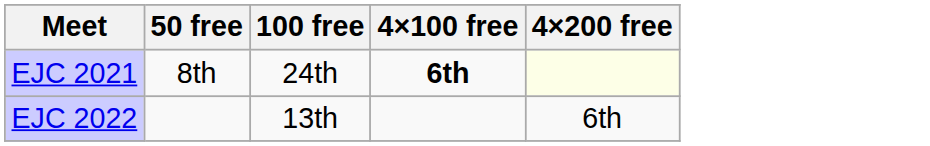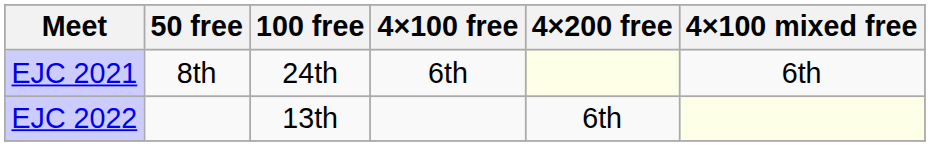+ column: (802, 27)
(448, 72) bold -> (448, 72) normal
